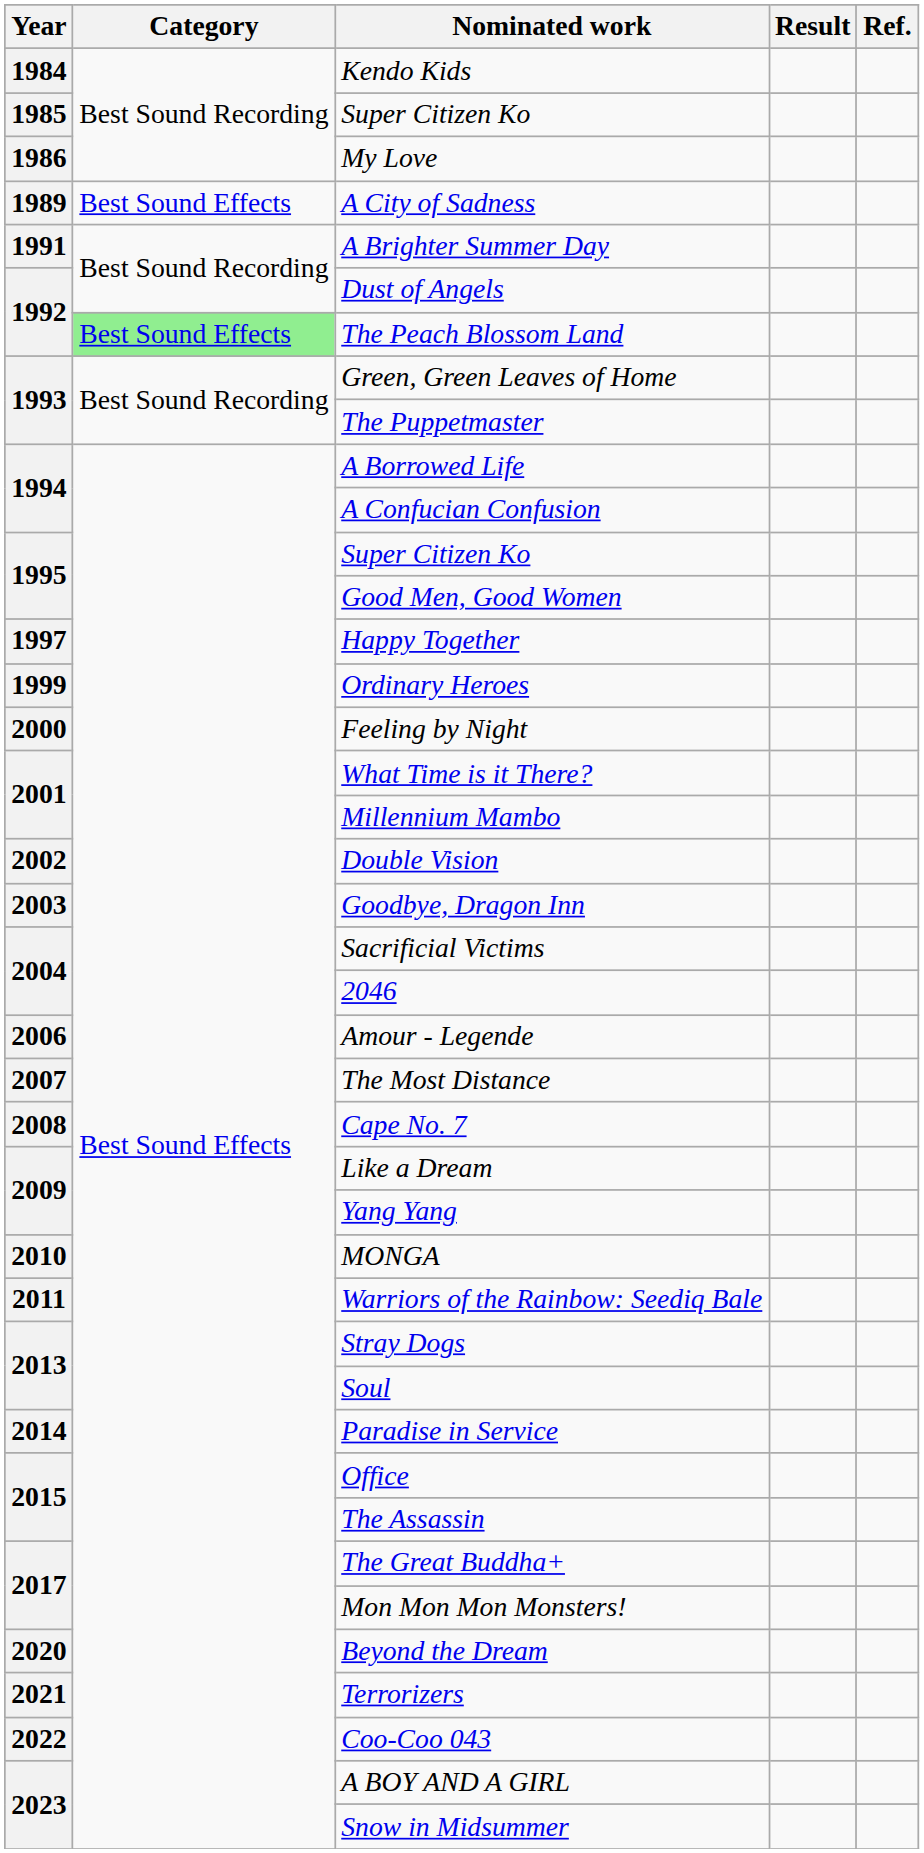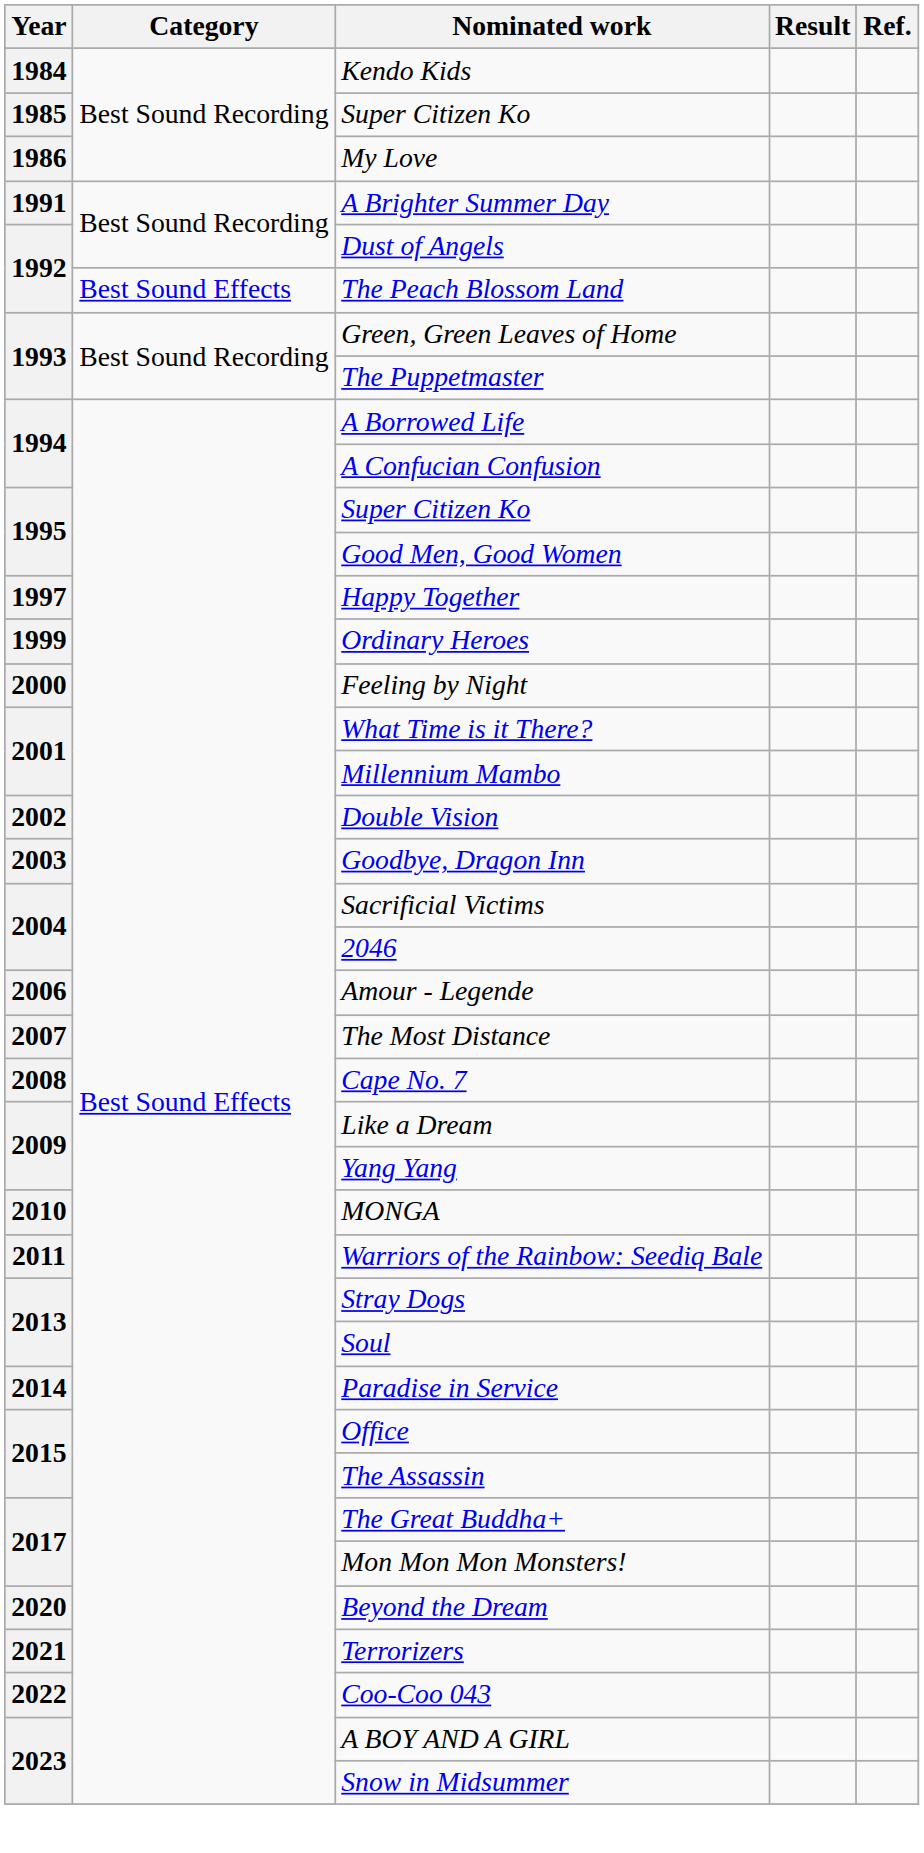- row: (39, 202)
(185, 333) lightgreen background -> (185, 289) no background
